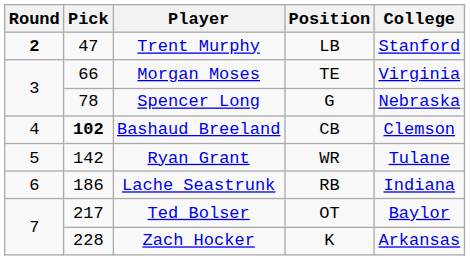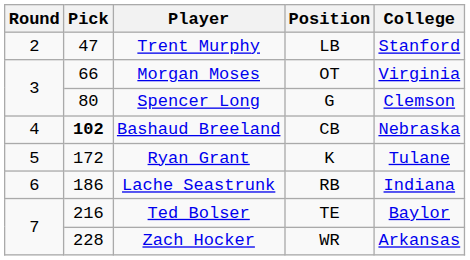(34, 46) bold -> (34, 46) normal
(329, 74) TE -> (329, 74) OT
(88, 102) 78 -> (88, 102) 80
(419, 102) Nebraska -> (419, 102) Clemson
(419, 130) Clemson -> (419, 130) Nebraska
(88, 157) 142 -> (88, 157) 172
(329, 157) WR -> (329, 157) K
(88, 213) 217 -> (88, 213) 216
(329, 213) OT -> (329, 213) TE
(329, 241) K -> (329, 241) WR
